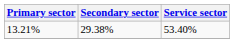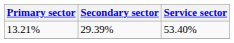(97, 30) 29.38% -> (97, 30) 29.39%
